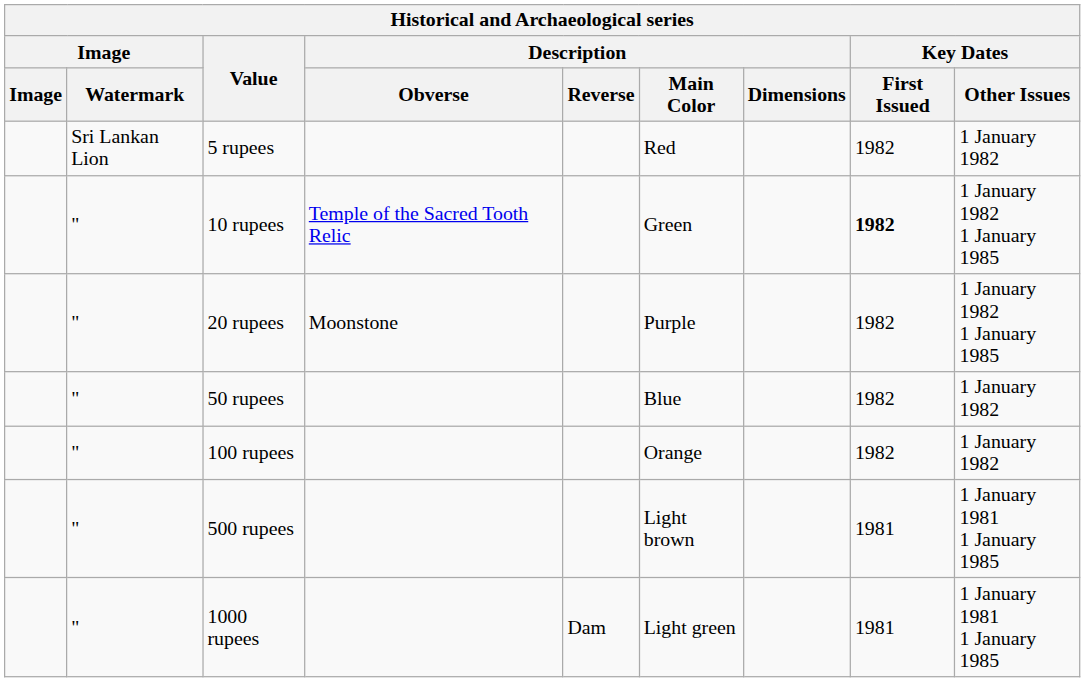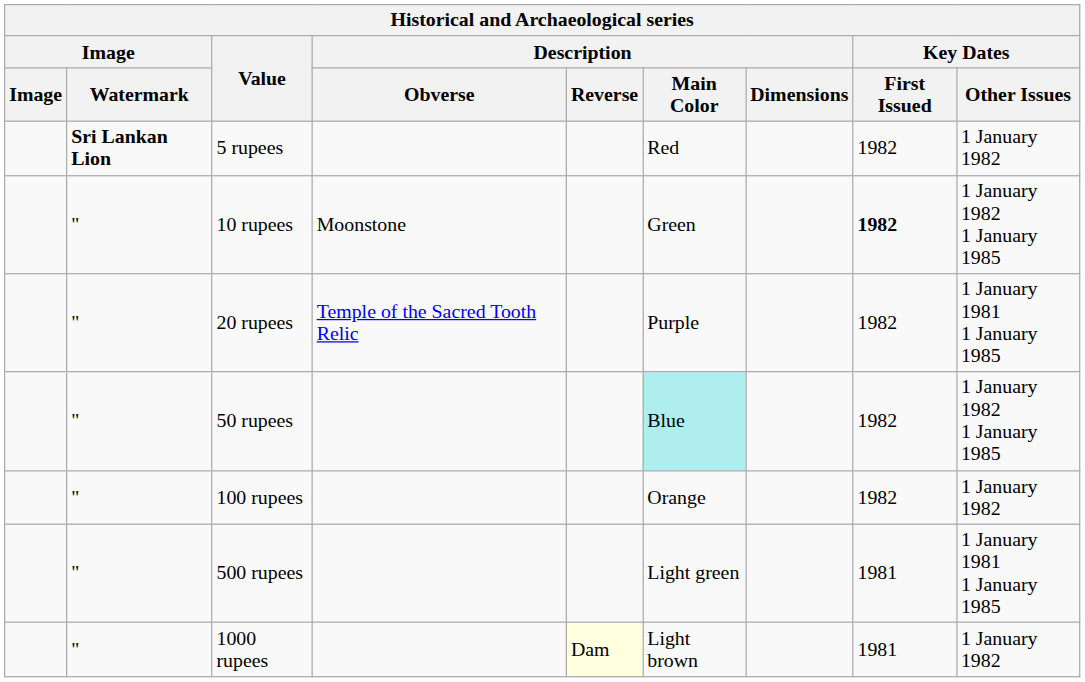(115, 148) normal -> (119, 148) bold
(419, 224) Temple of the Sacred Tooth Relic -> (361, 224) Moonstone
(353, 322) Moonstone -> (426, 322) Temple of the Sacred Tooth Relic
(998, 322) 1 January 1982 1 January 1985 -> (999, 322) 1 January 1981 1 January 1985
(662, 398) no background -> (666, 421) paleturquoise background
(998, 398) 1 January 1982 -> (999, 421) 1 January 1982 1 January 1985
(669, 528) Light brown -> (693, 573) Light green
(587, 627) no background -> (590, 649) lightyellow background
(690, 627) Light green -> (673, 649) Light brown
(998, 627) 1 January 1981 1 January 1985 -> (999, 649) 1 January 1982
